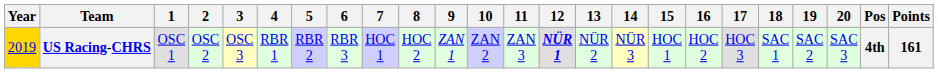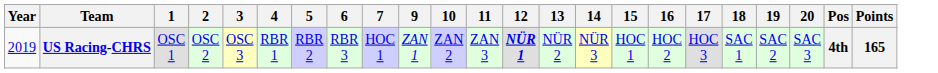- column: (417, 15)
(22, 47) gold background -> (22, 47) no background
(911, 47) 161 -> (875, 47) 165
